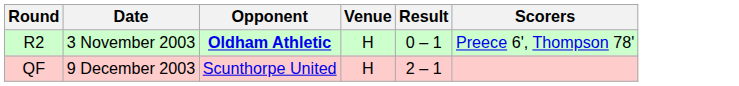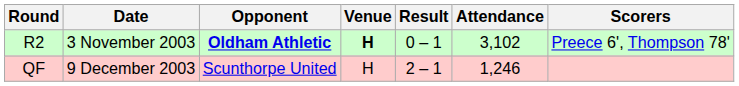+ column: (500, 17)
(368, 42) normal -> (368, 42) bold
